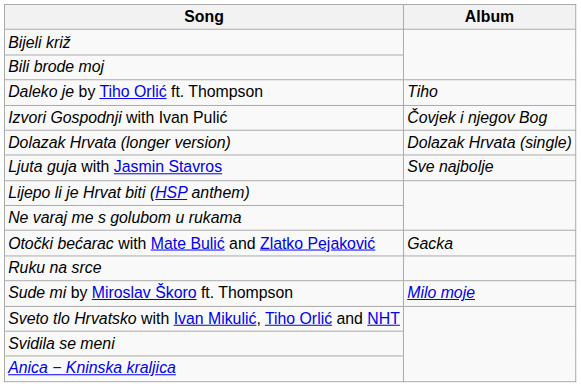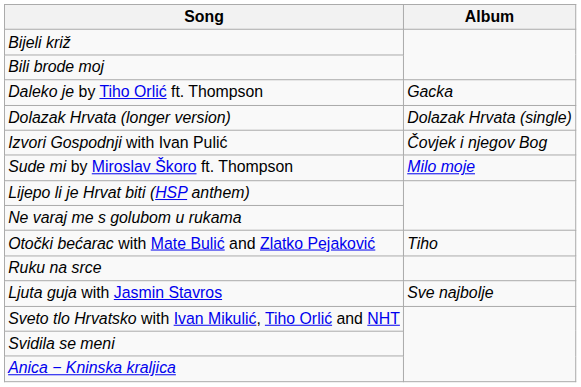(423, 92) Tiho -> (430, 92) Gacka
rows swapped: (120, 142) <-> (118, 117)
rows swapped: (115, 167) <-> (151, 293)
(430, 243) Gacka -> (423, 243) Tiho
